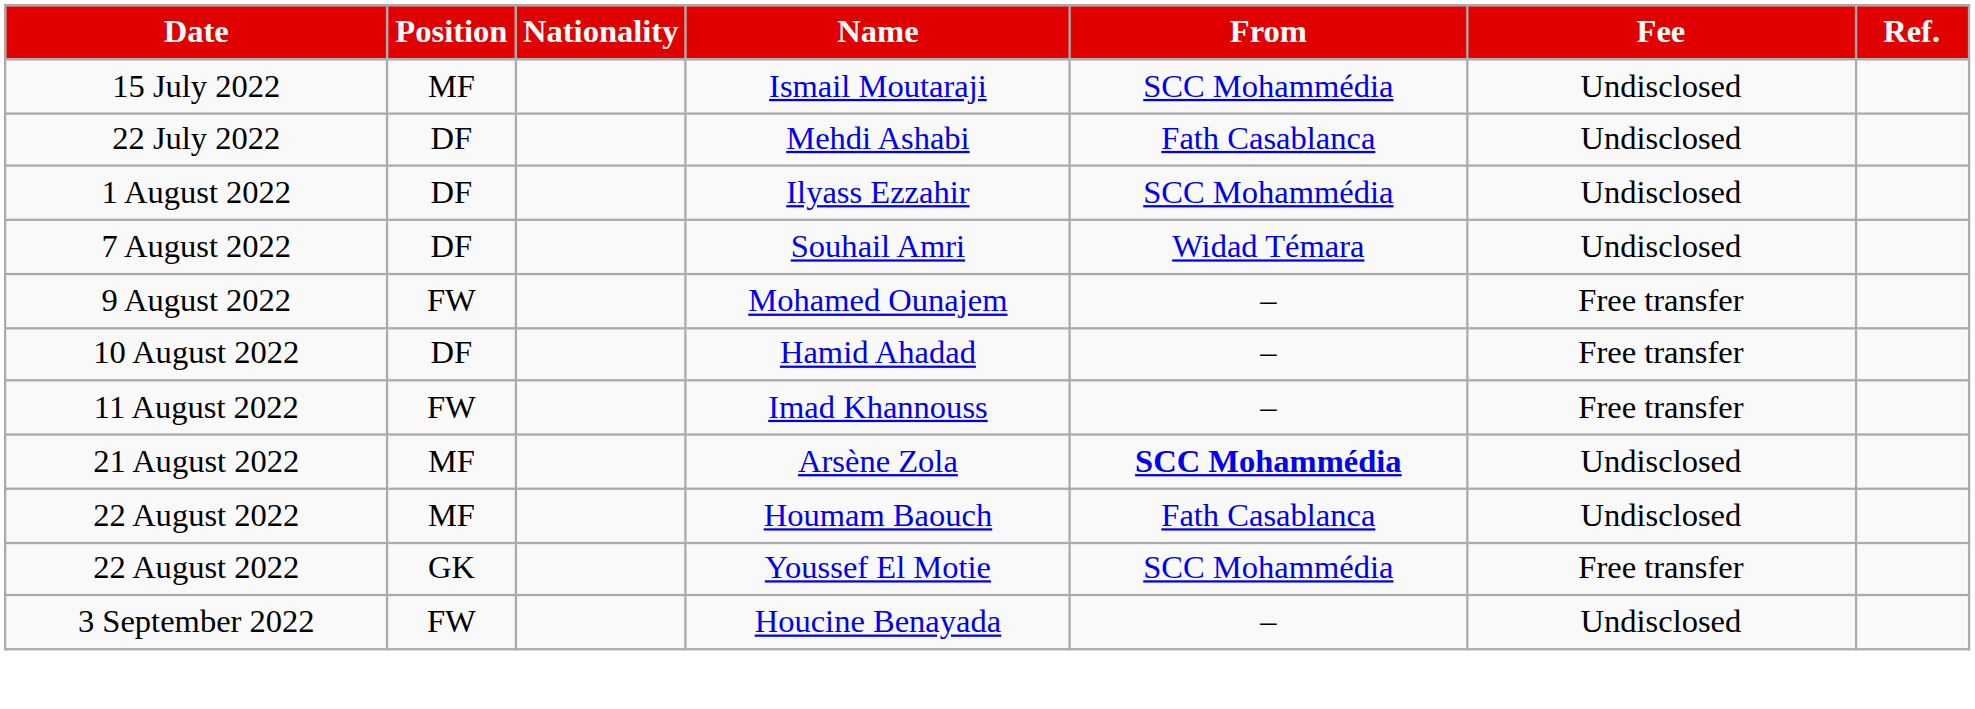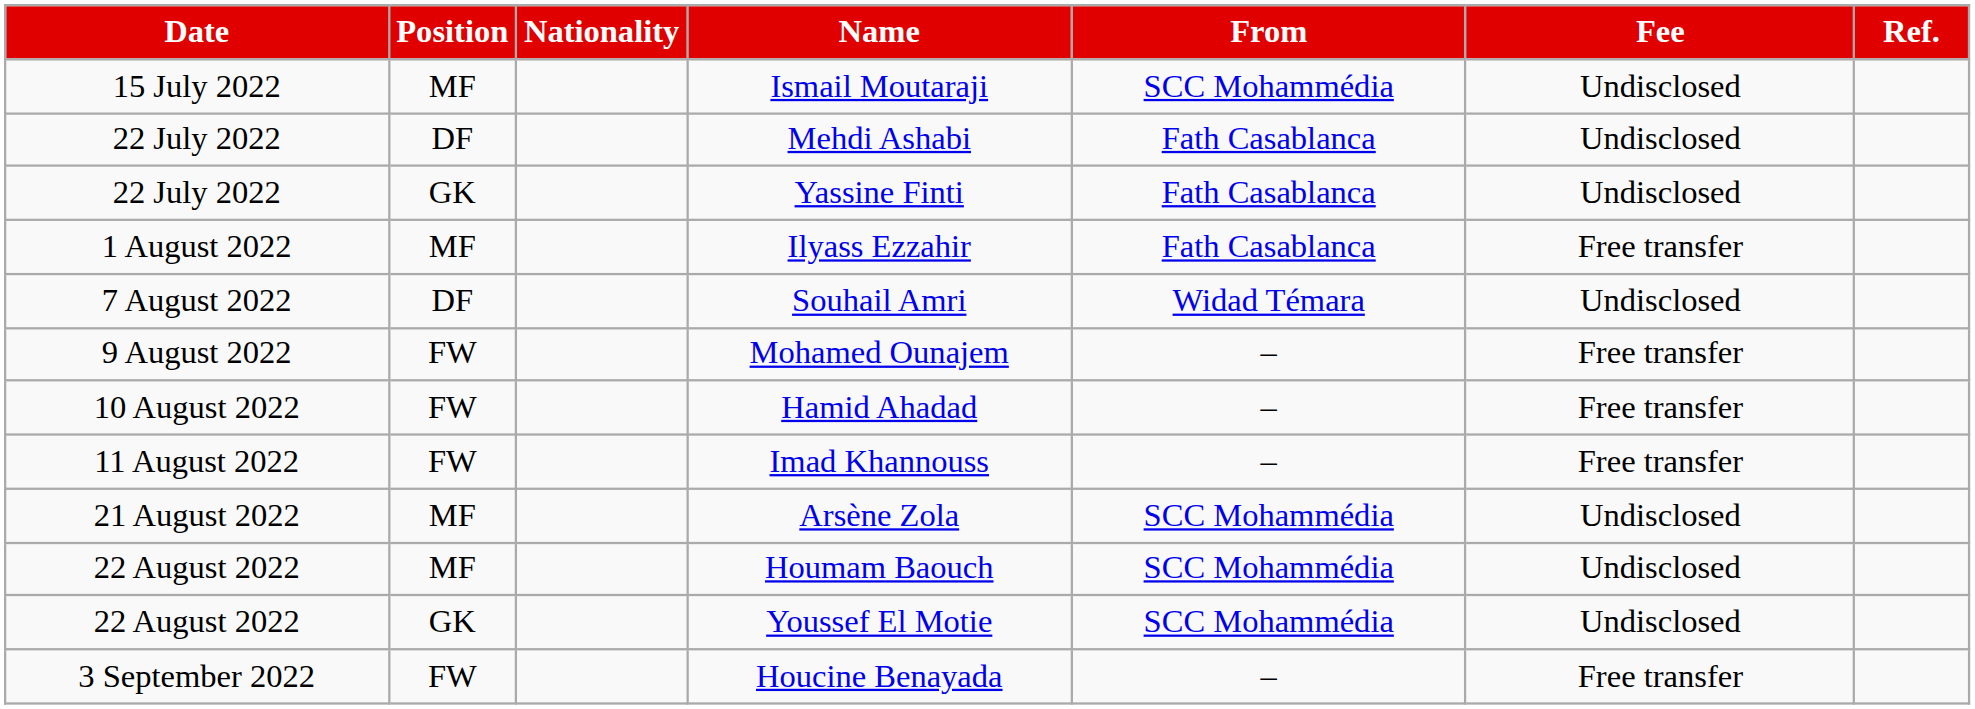+ row: (879, 192)
(451, 192) DF -> (452, 246) MF
(1268, 192) SCC Mohammédia -> (1269, 246) Fath Casablanca
(1661, 192) Undisclosed -> (1660, 246) Free transfer
(451, 353) DF -> (452, 407) FW
(1268, 461) bold -> (1269, 514) normal
(1268, 514) Fath Casablanca -> (1269, 568) SCC Mohammédia
(1661, 568) Free transfer -> (1660, 622) Undisclosed
(1661, 622) Undisclosed -> (1660, 675) Free transfer
